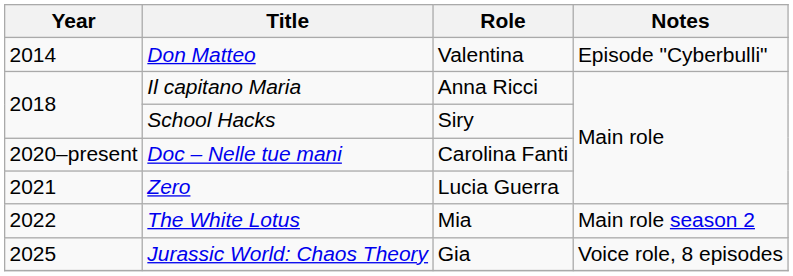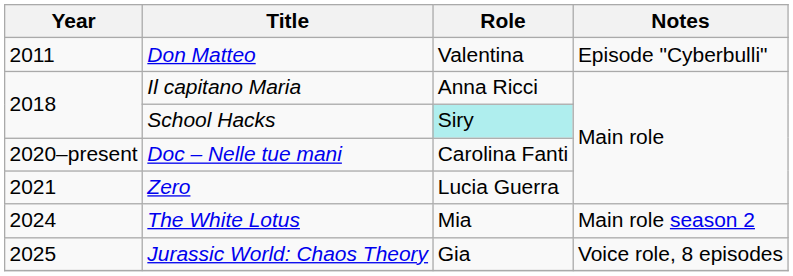(33, 54) 2014 -> (32, 54) 2011
(456, 120) no background -> (456, 120) paleturquoise background
(33, 220) 2022 -> (33, 220) 2024
